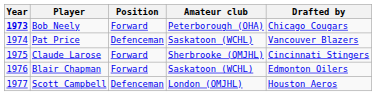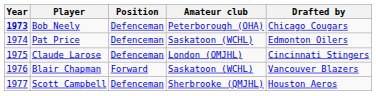(129, 26) Forward -> (137, 26) Defenceman
(313, 40) Vancouver Blazers -> (308, 40) Edmonton Oilers
(129, 55) Forward -> (137, 55) Defenceman
(216, 55) Sherbrooke (QMJHL) -> (205, 55) London (OMJHL)
(308, 69) Edmonton Oilers -> (313, 69) Vancouver Blazers
(205, 84) London (OMJHL) -> (216, 84) Sherbrooke (QMJHL)
